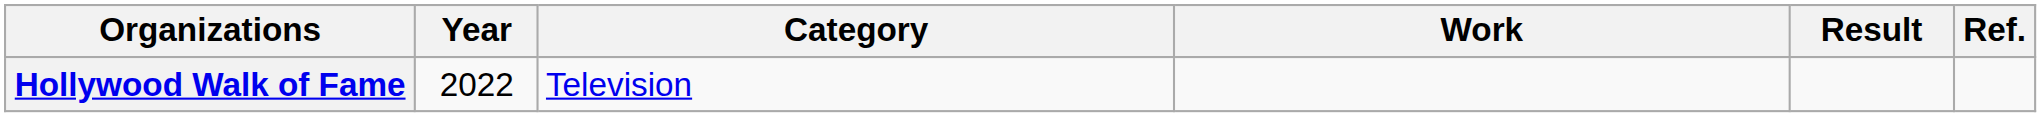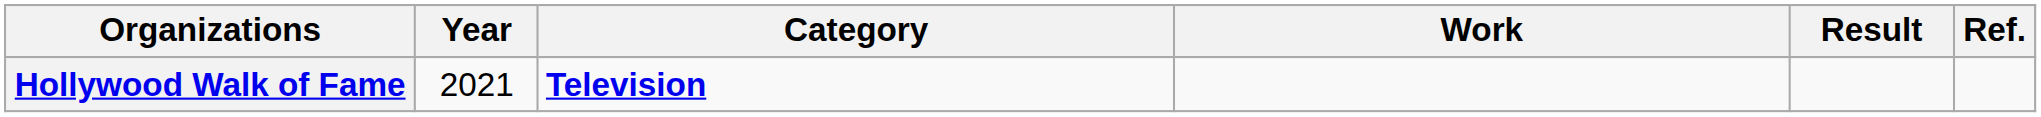(477, 83) 2022 -> (477, 83) 2021
(619, 83) normal -> (626, 83) bold
